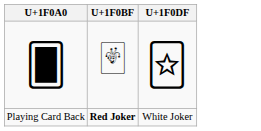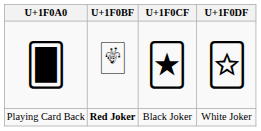+ column: (167, 12)
